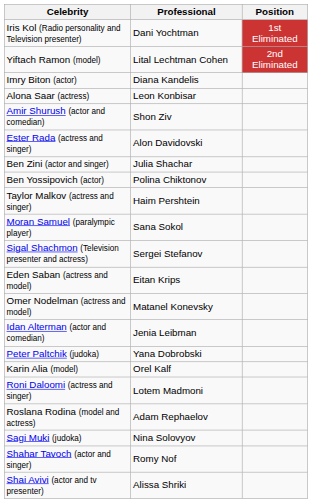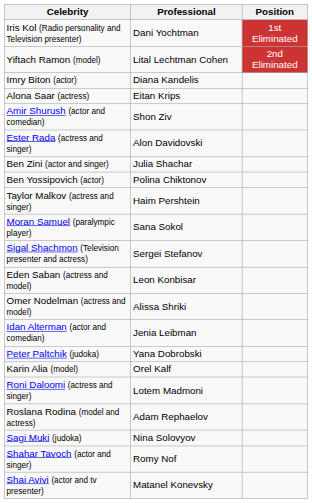(165, 96) Leon Konbisar -> (157, 96) Eitan Krips
(157, 280) Eitan Krips -> (165, 280) Leon Konbisar
(173, 306) Matanel Konevsky -> (160, 306) Alissa Shriki
(160, 485) Alissa Shriki -> (173, 485) Matanel Konevsky
